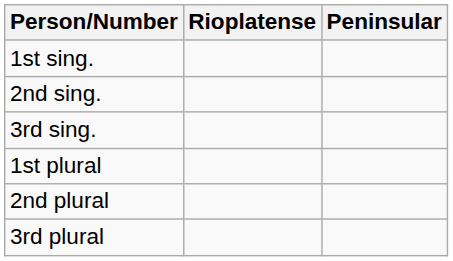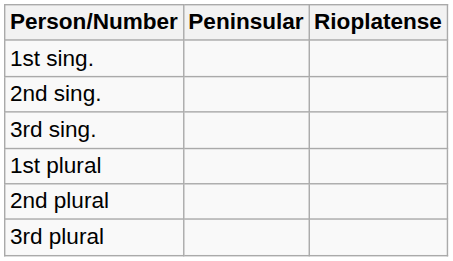columns swapped: (384, 22) <-> (252, 22)
